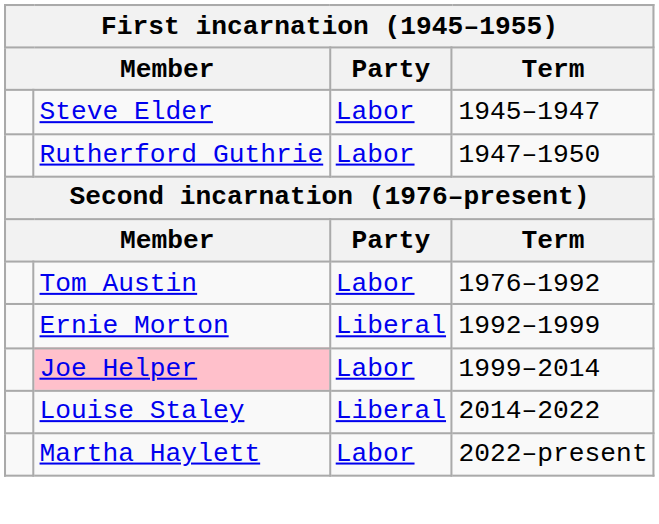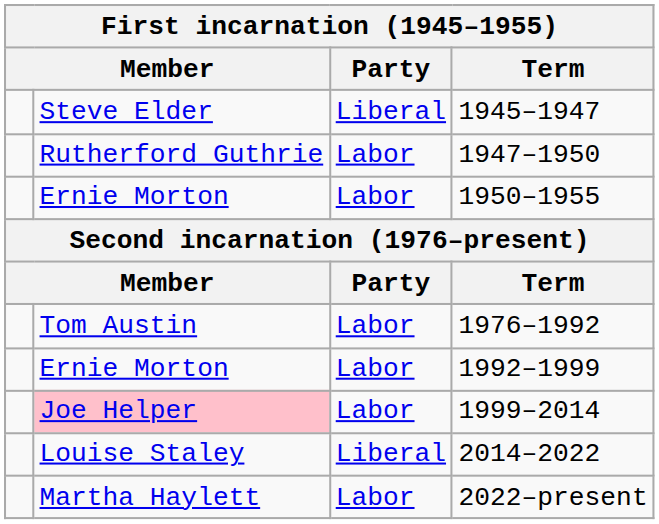(375, 112) Labor -> (391, 112) Liberal
+ row: (529, 198)
(391, 326) Liberal -> (375, 369) Labor
